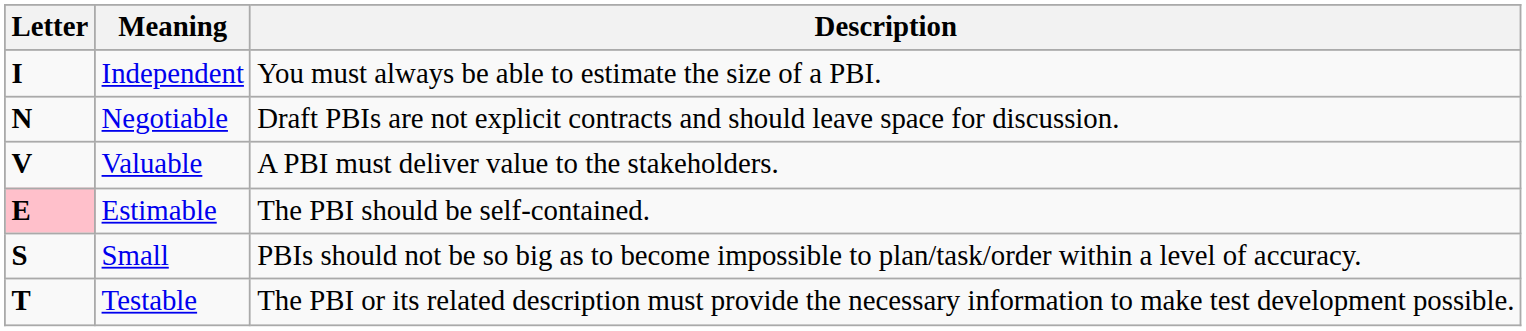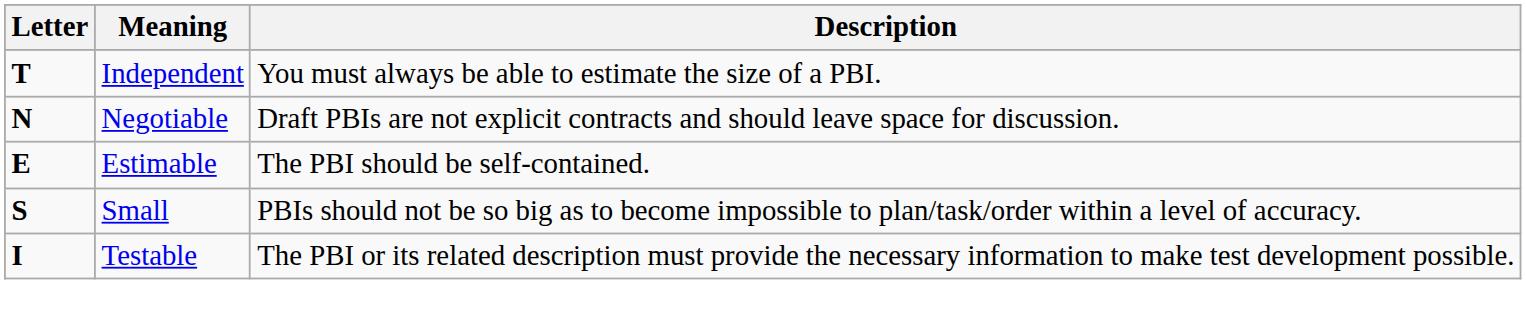(17, 73) I -> (21, 73) T
- row: (152, 164)
(21, 210) pink background -> (21, 164) no background
(21, 301) T -> (17, 255) I
